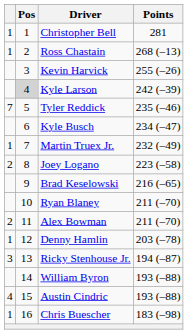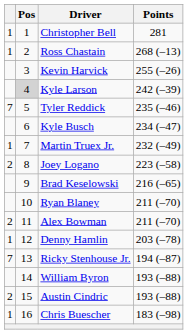(10, 258) 3 -> (10, 258) 7
(10, 296) 4 -> (10, 296) 2
